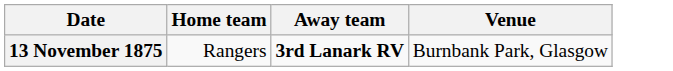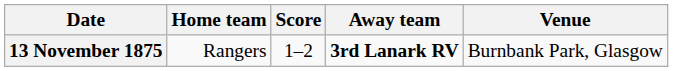+ column: (298, 19)
